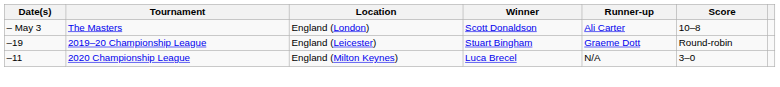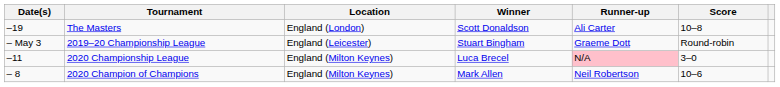(24, 27) – May 3 -> (15, 27) –19
(15, 43) –19 -> (24, 43) – May 3
(592, 58) no background -> (582, 58) pink background
+ row: (133, 74)
